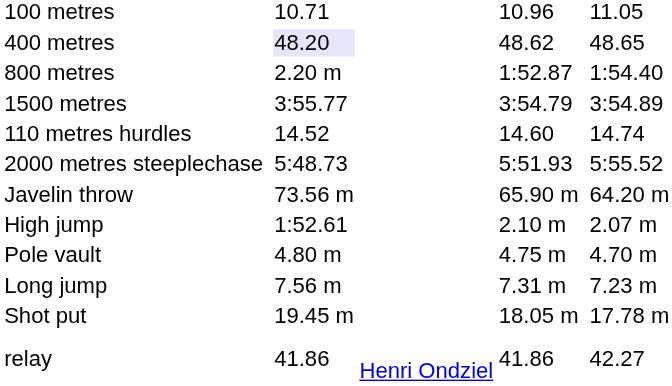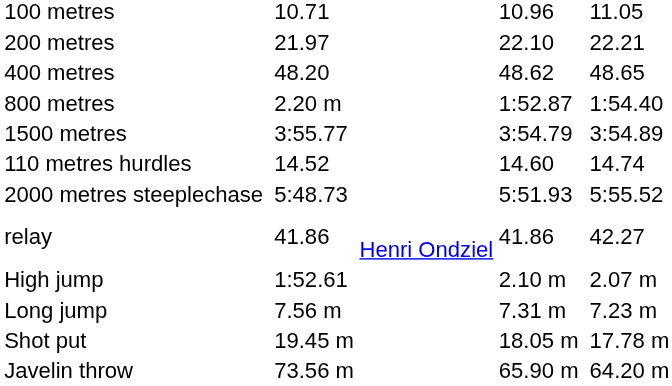+ row: (59, 42)
(302, 42) lavender background -> (302, 73) no background
rows swapped: (28, 358) <-> (69, 194)
- row: (53, 255)
